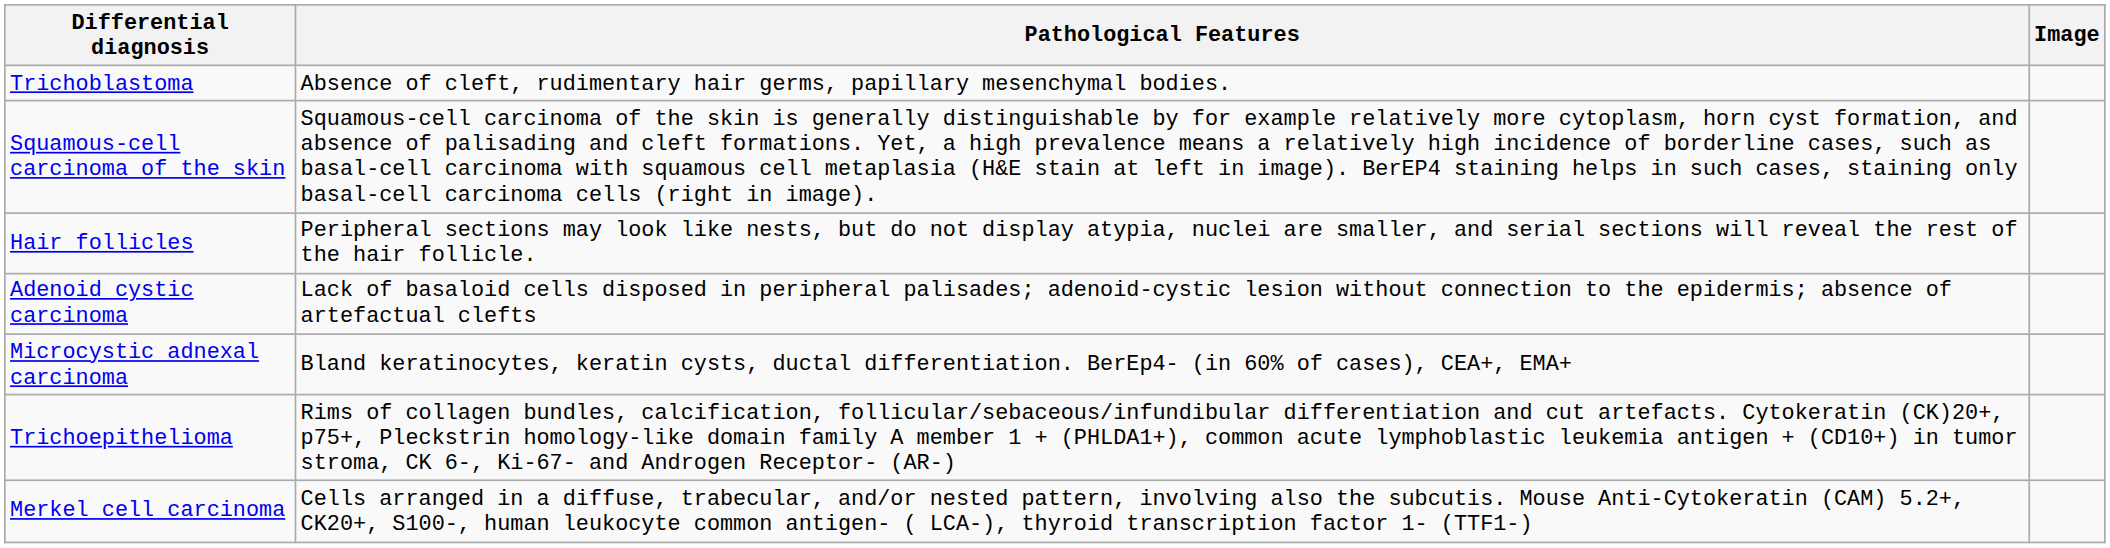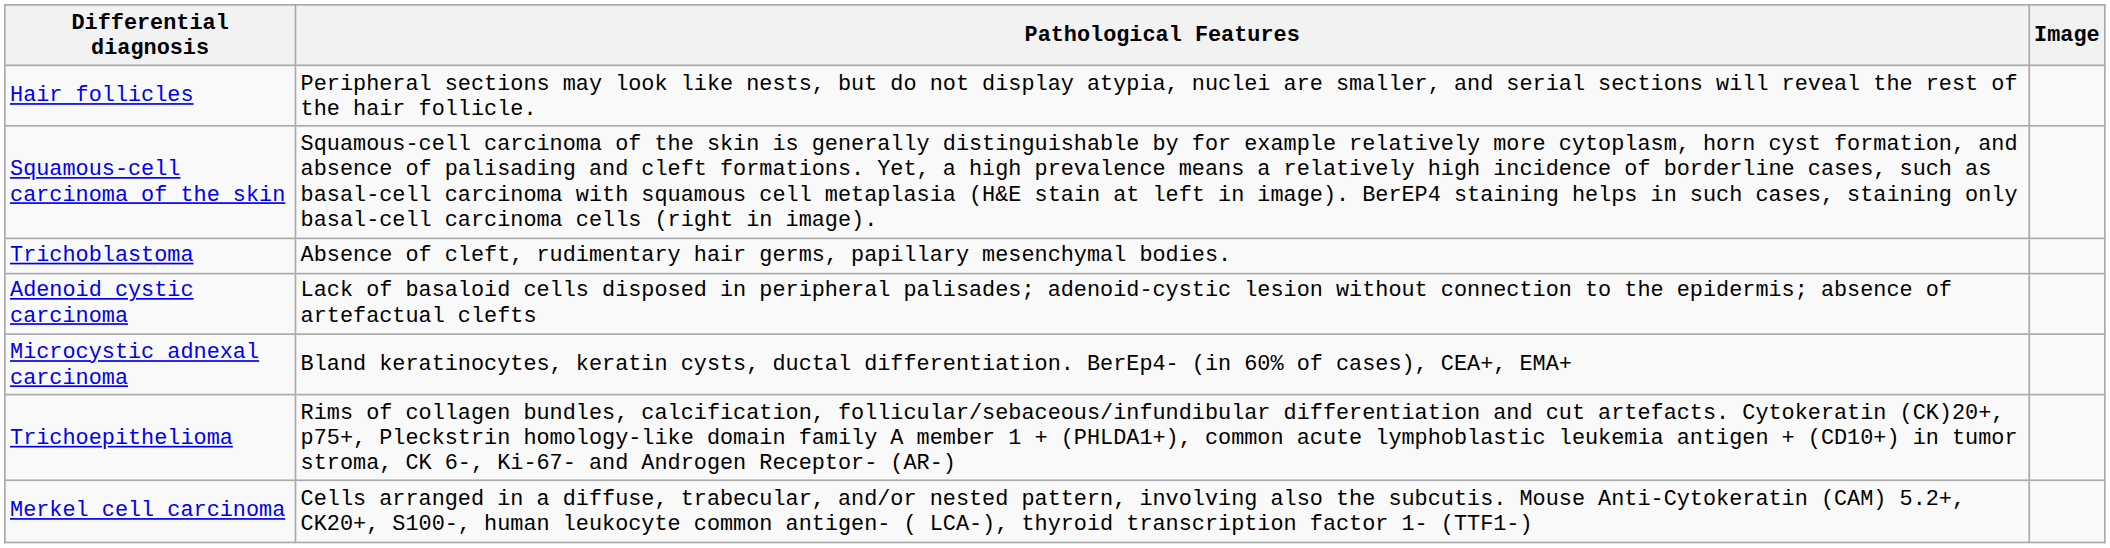rows swapped: (102, 243) <-> (102, 83)
